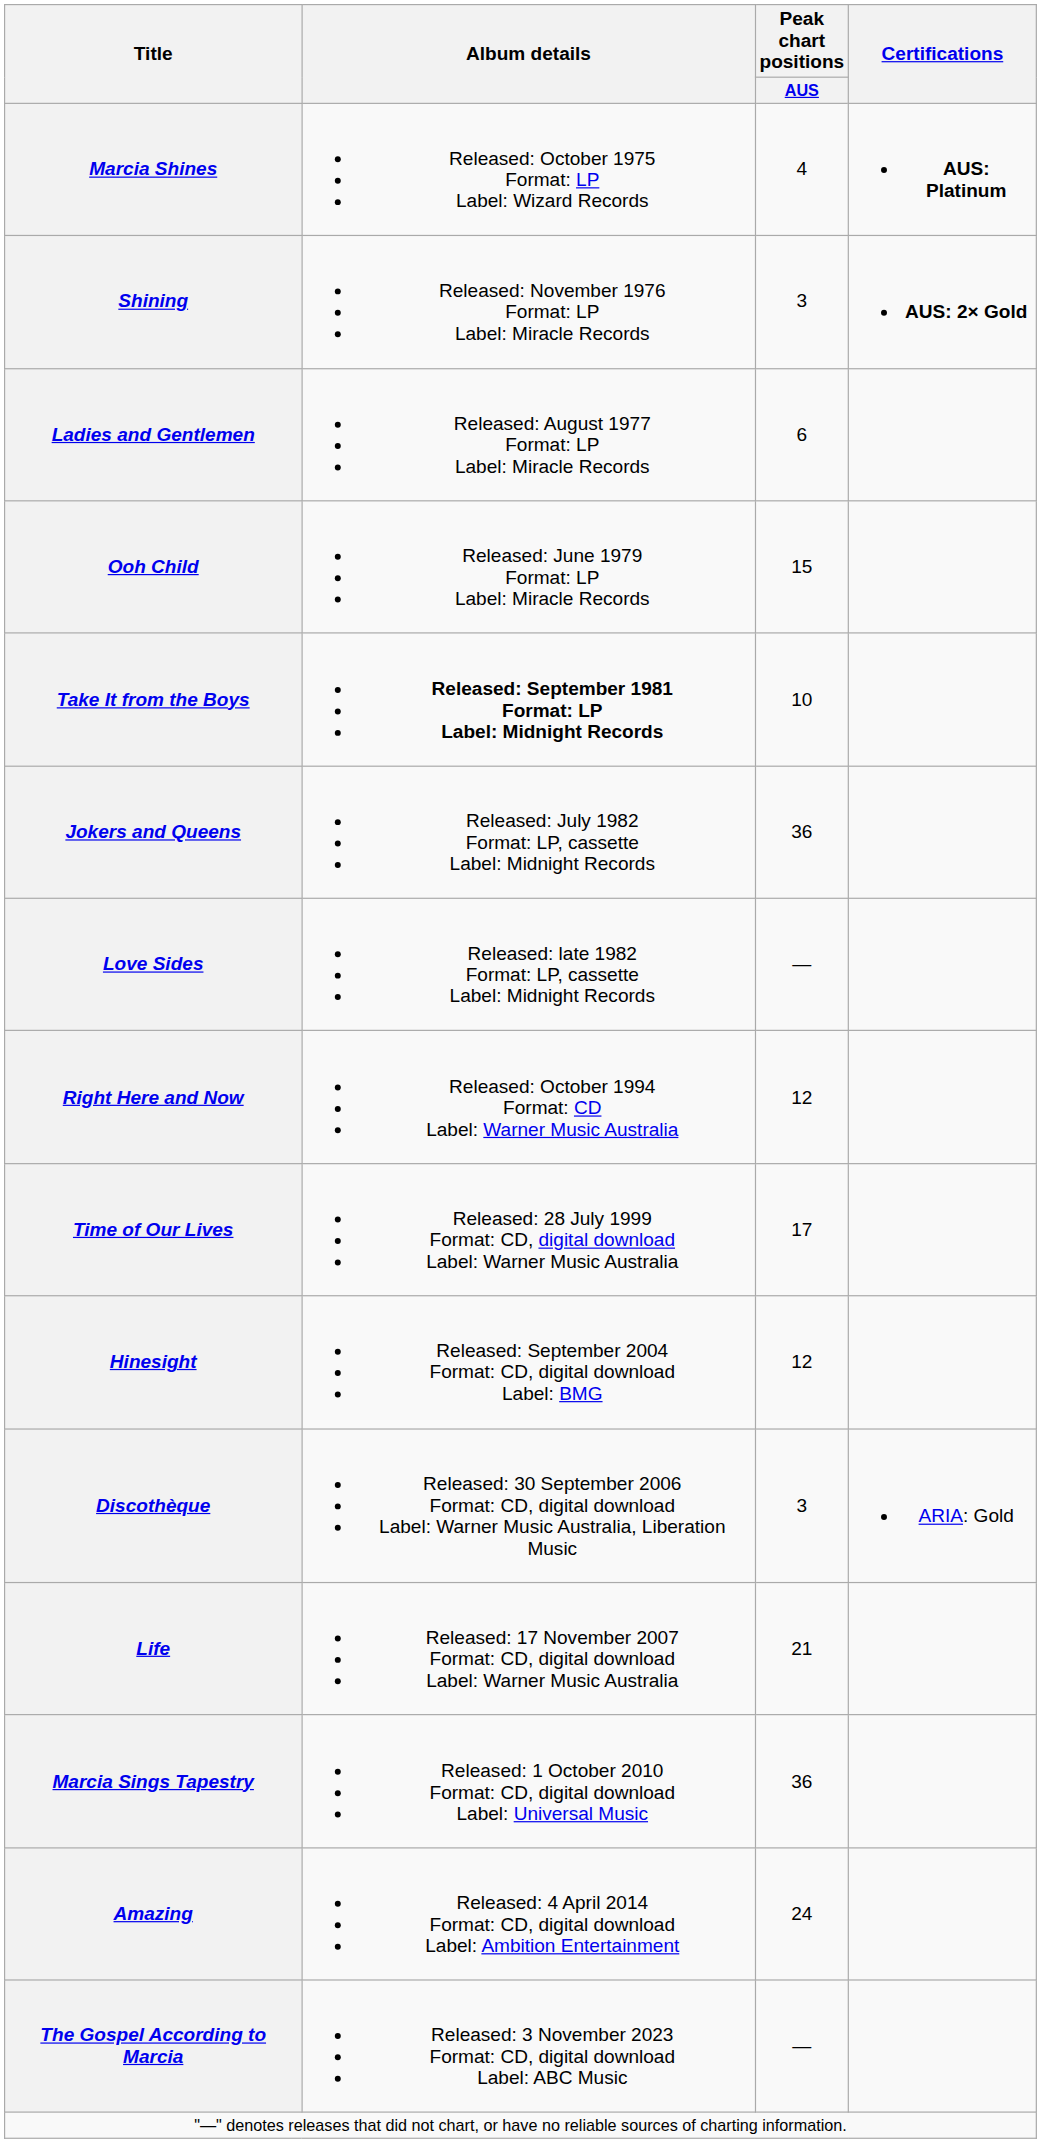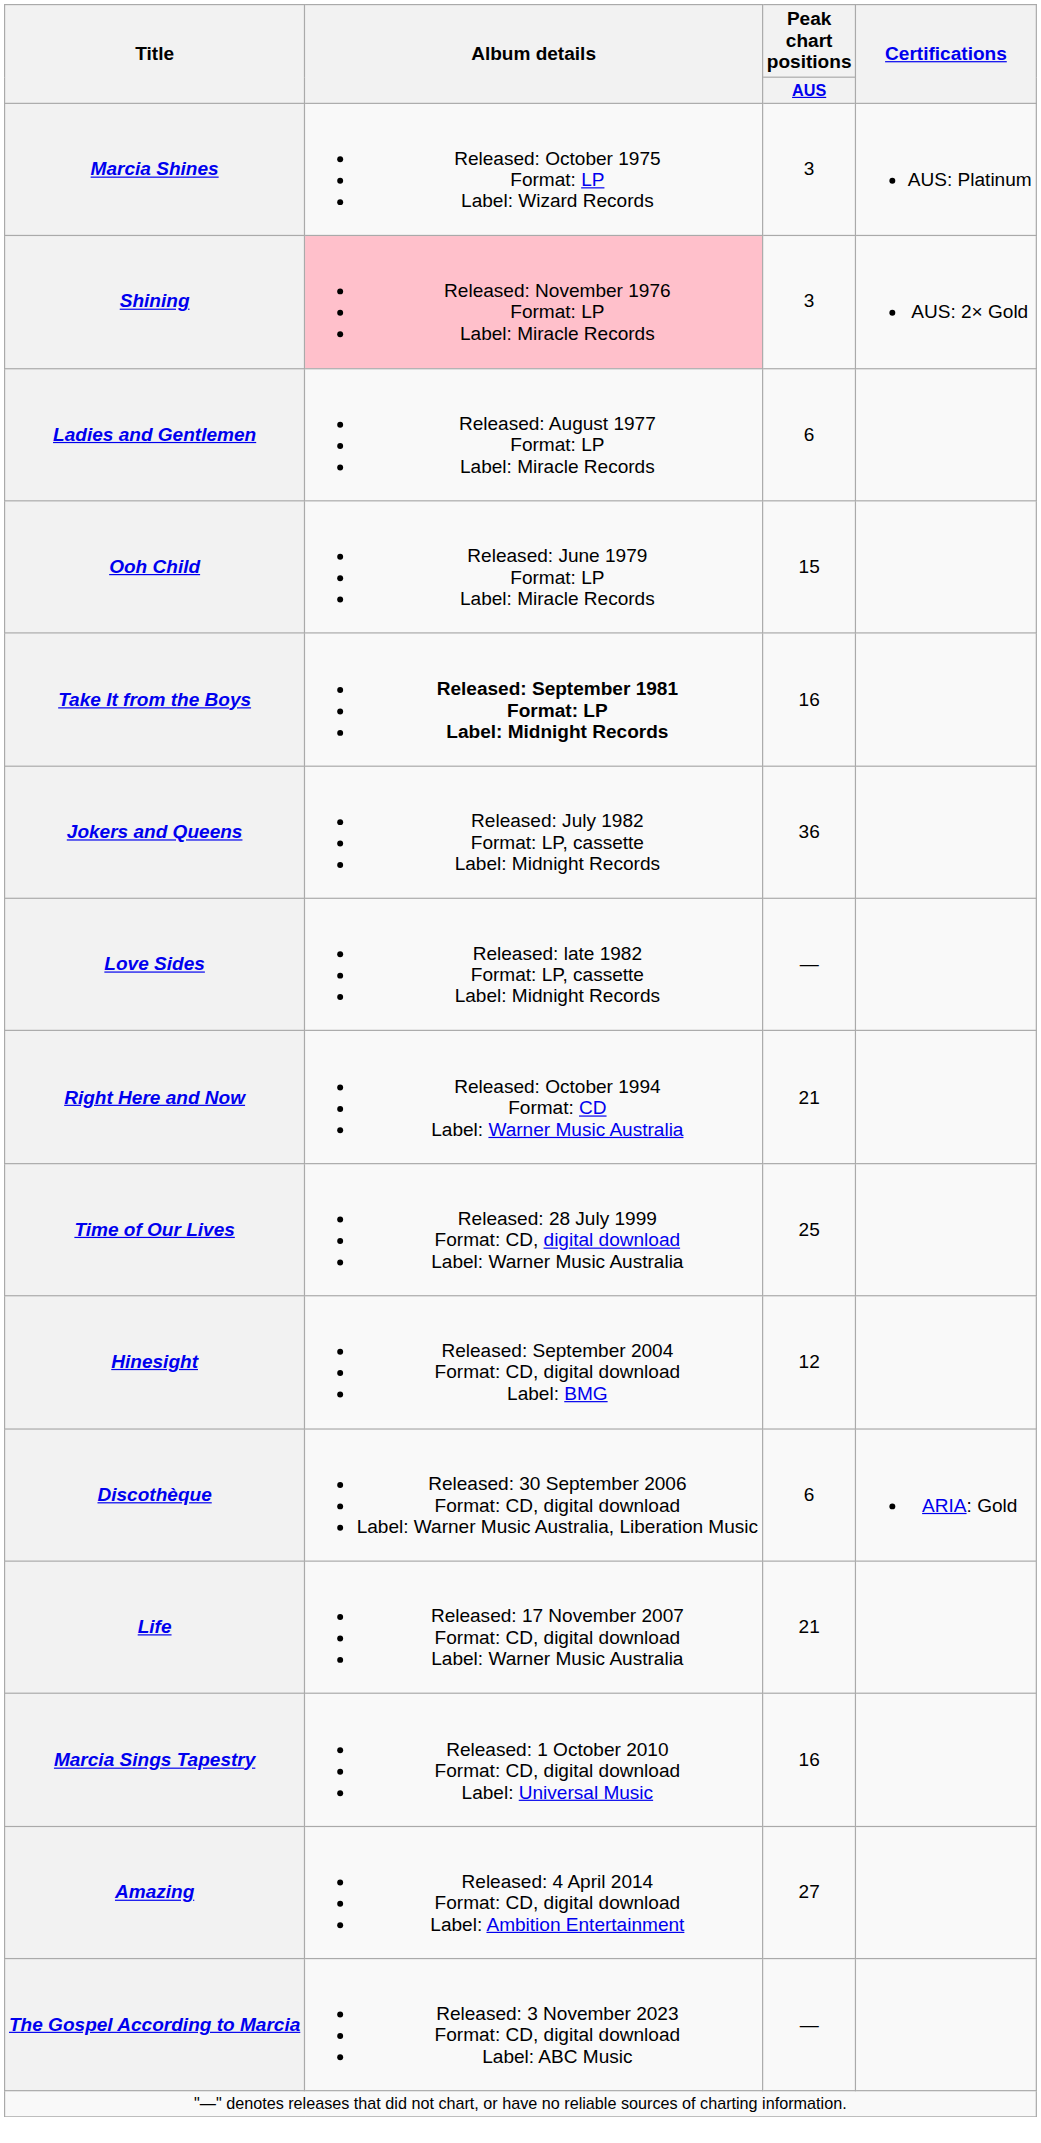(802, 169) 4 -> (809, 169) 3
(942, 180) bold -> (946, 180) normal
(528, 313) no background -> (534, 313) pink background
(942, 313) bold -> (946, 313) normal
(802, 699) 10 -> (809, 699) 16
(802, 1097) 12 -> (809, 1097) 21
(802, 1229) 17 -> (809, 1229) 25
(802, 1505) 3 -> (809, 1494) 6
(802, 1781) 36 -> (809, 1759) 16
(802, 1913) 24 -> (809, 1892) 27
